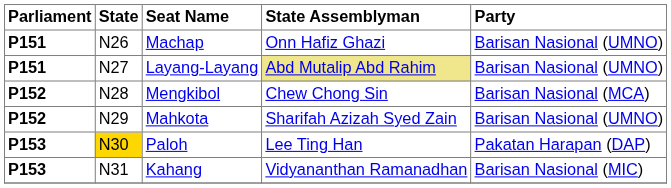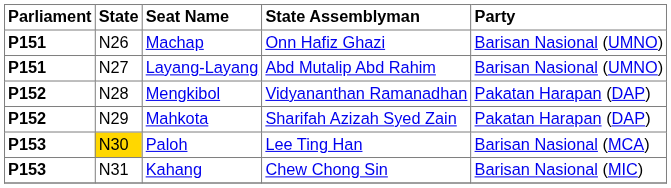(351, 68) khaki background -> (351, 68) no background
(327, 93) Chew Chong Sin -> (366, 93) Vidyananthan Ramanadhan
(562, 93) Barisan Nasional (MCA) -> (563, 93) Pakatan Harapan (DAP)
(569, 119) Barisan Nasional (UMNO) -> (563, 119) Pakatan Harapan (DAP)
(563, 144) Pakatan Harapan (DAP) -> (562, 144) Barisan Nasional (MCA)
(366, 170) Vidyananthan Ramanadhan -> (327, 170) Chew Chong Sin
